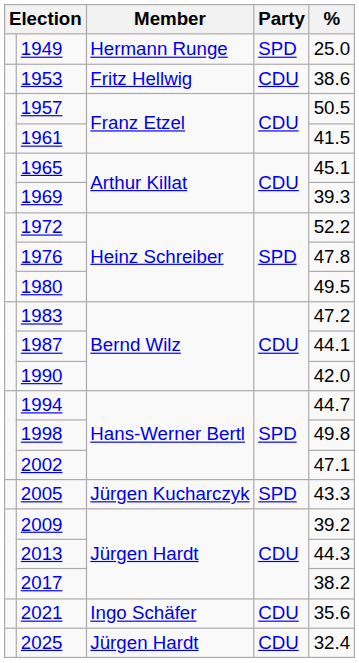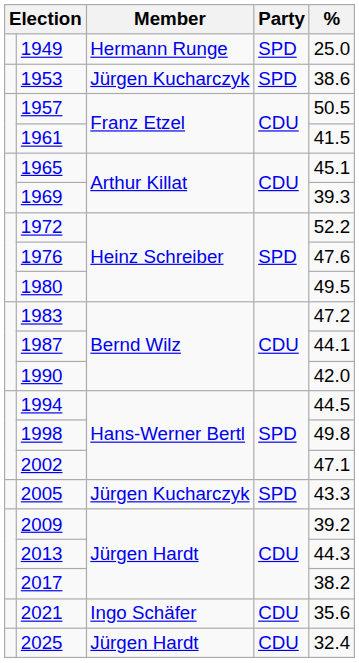(141, 78) Fritz Hellwig -> (170, 78) Jürgen Kucharczyk
(278, 78) CDU -> (277, 78) SPD
(332, 256) 47.8 -> (332, 256) 47.6
(332, 405) 44.7 -> (332, 405) 44.5
